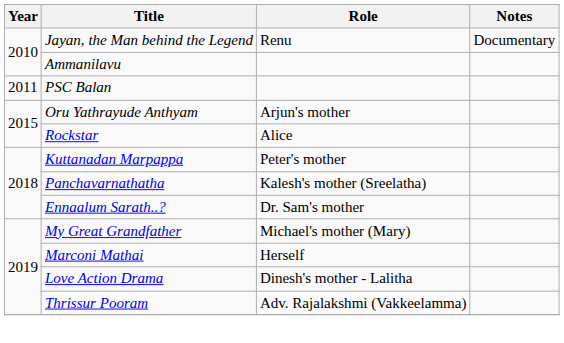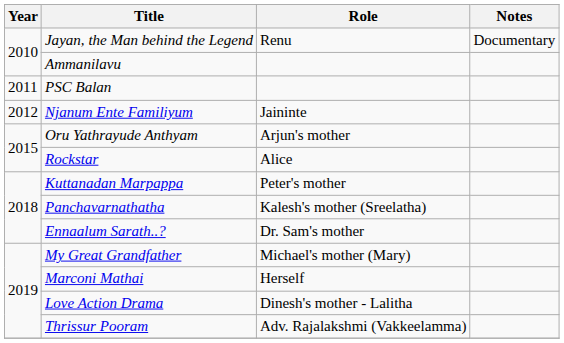+ row: (119, 111)
